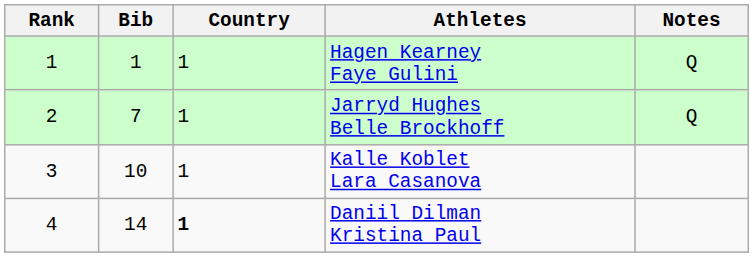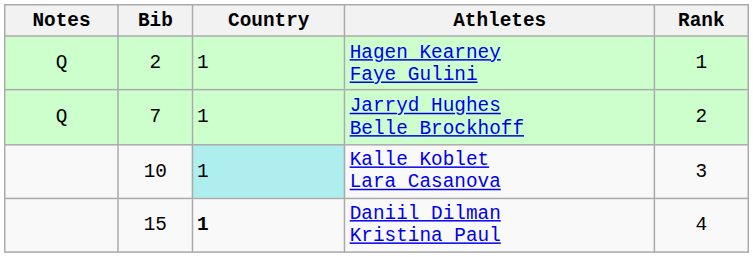columns swapped: (52, 21) <-> (691, 21)
(136, 63) 1 -> (155, 63) 2
(183, 171) no background -> (203, 171) paleturquoise background
(136, 225) 14 -> (155, 225) 15
